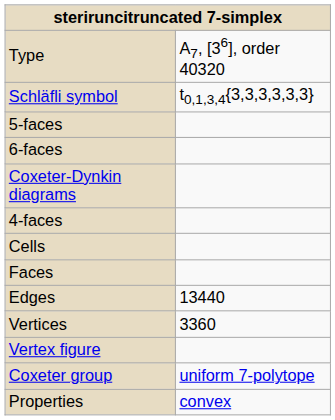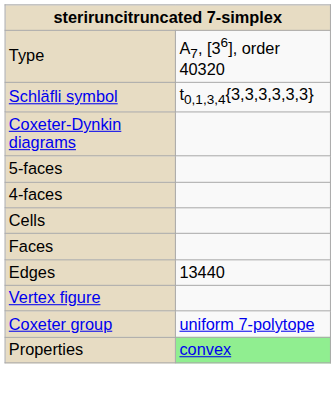rows swapped: (65, 185) <-> (36, 124)
- row: (36, 150)
- row: (38, 324)
(205, 401) no background -> (205, 350) lightgreen background
